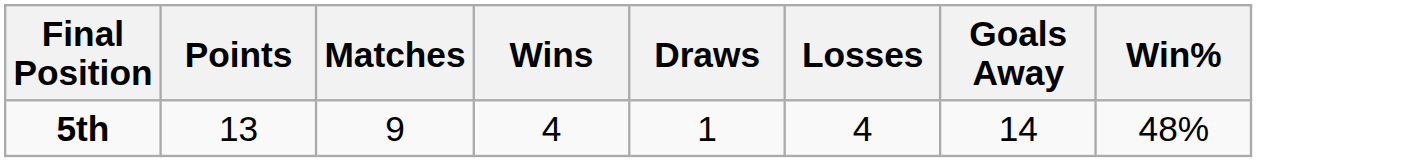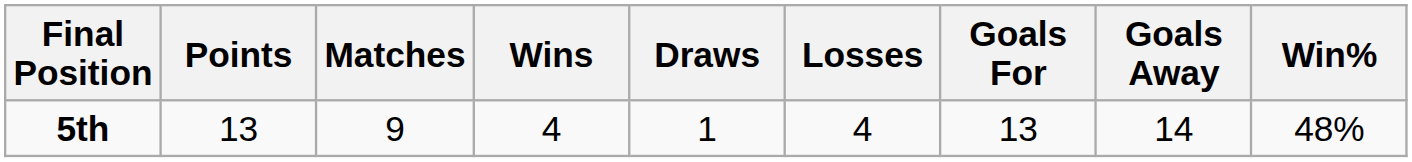+ column: (1018, 53)
